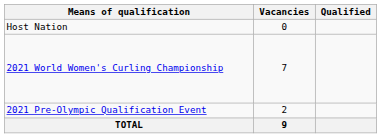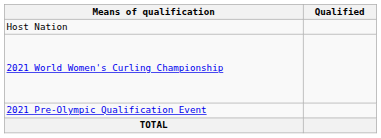- column: (284, 12)
